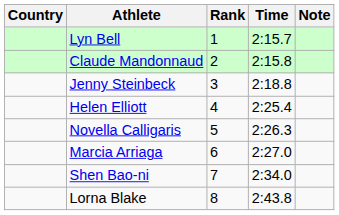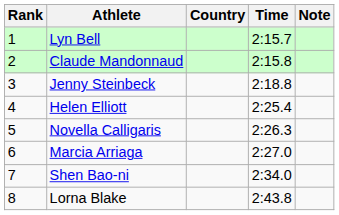columns swapped: (228, 15) <-> (35, 15)
